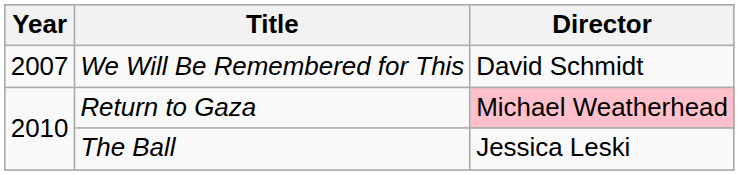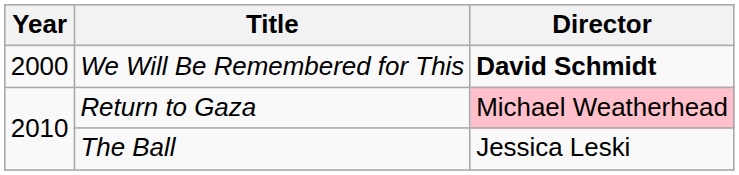(40, 66) 2007 -> (40, 66) 2000
(560, 66) normal -> (566, 66) bold
